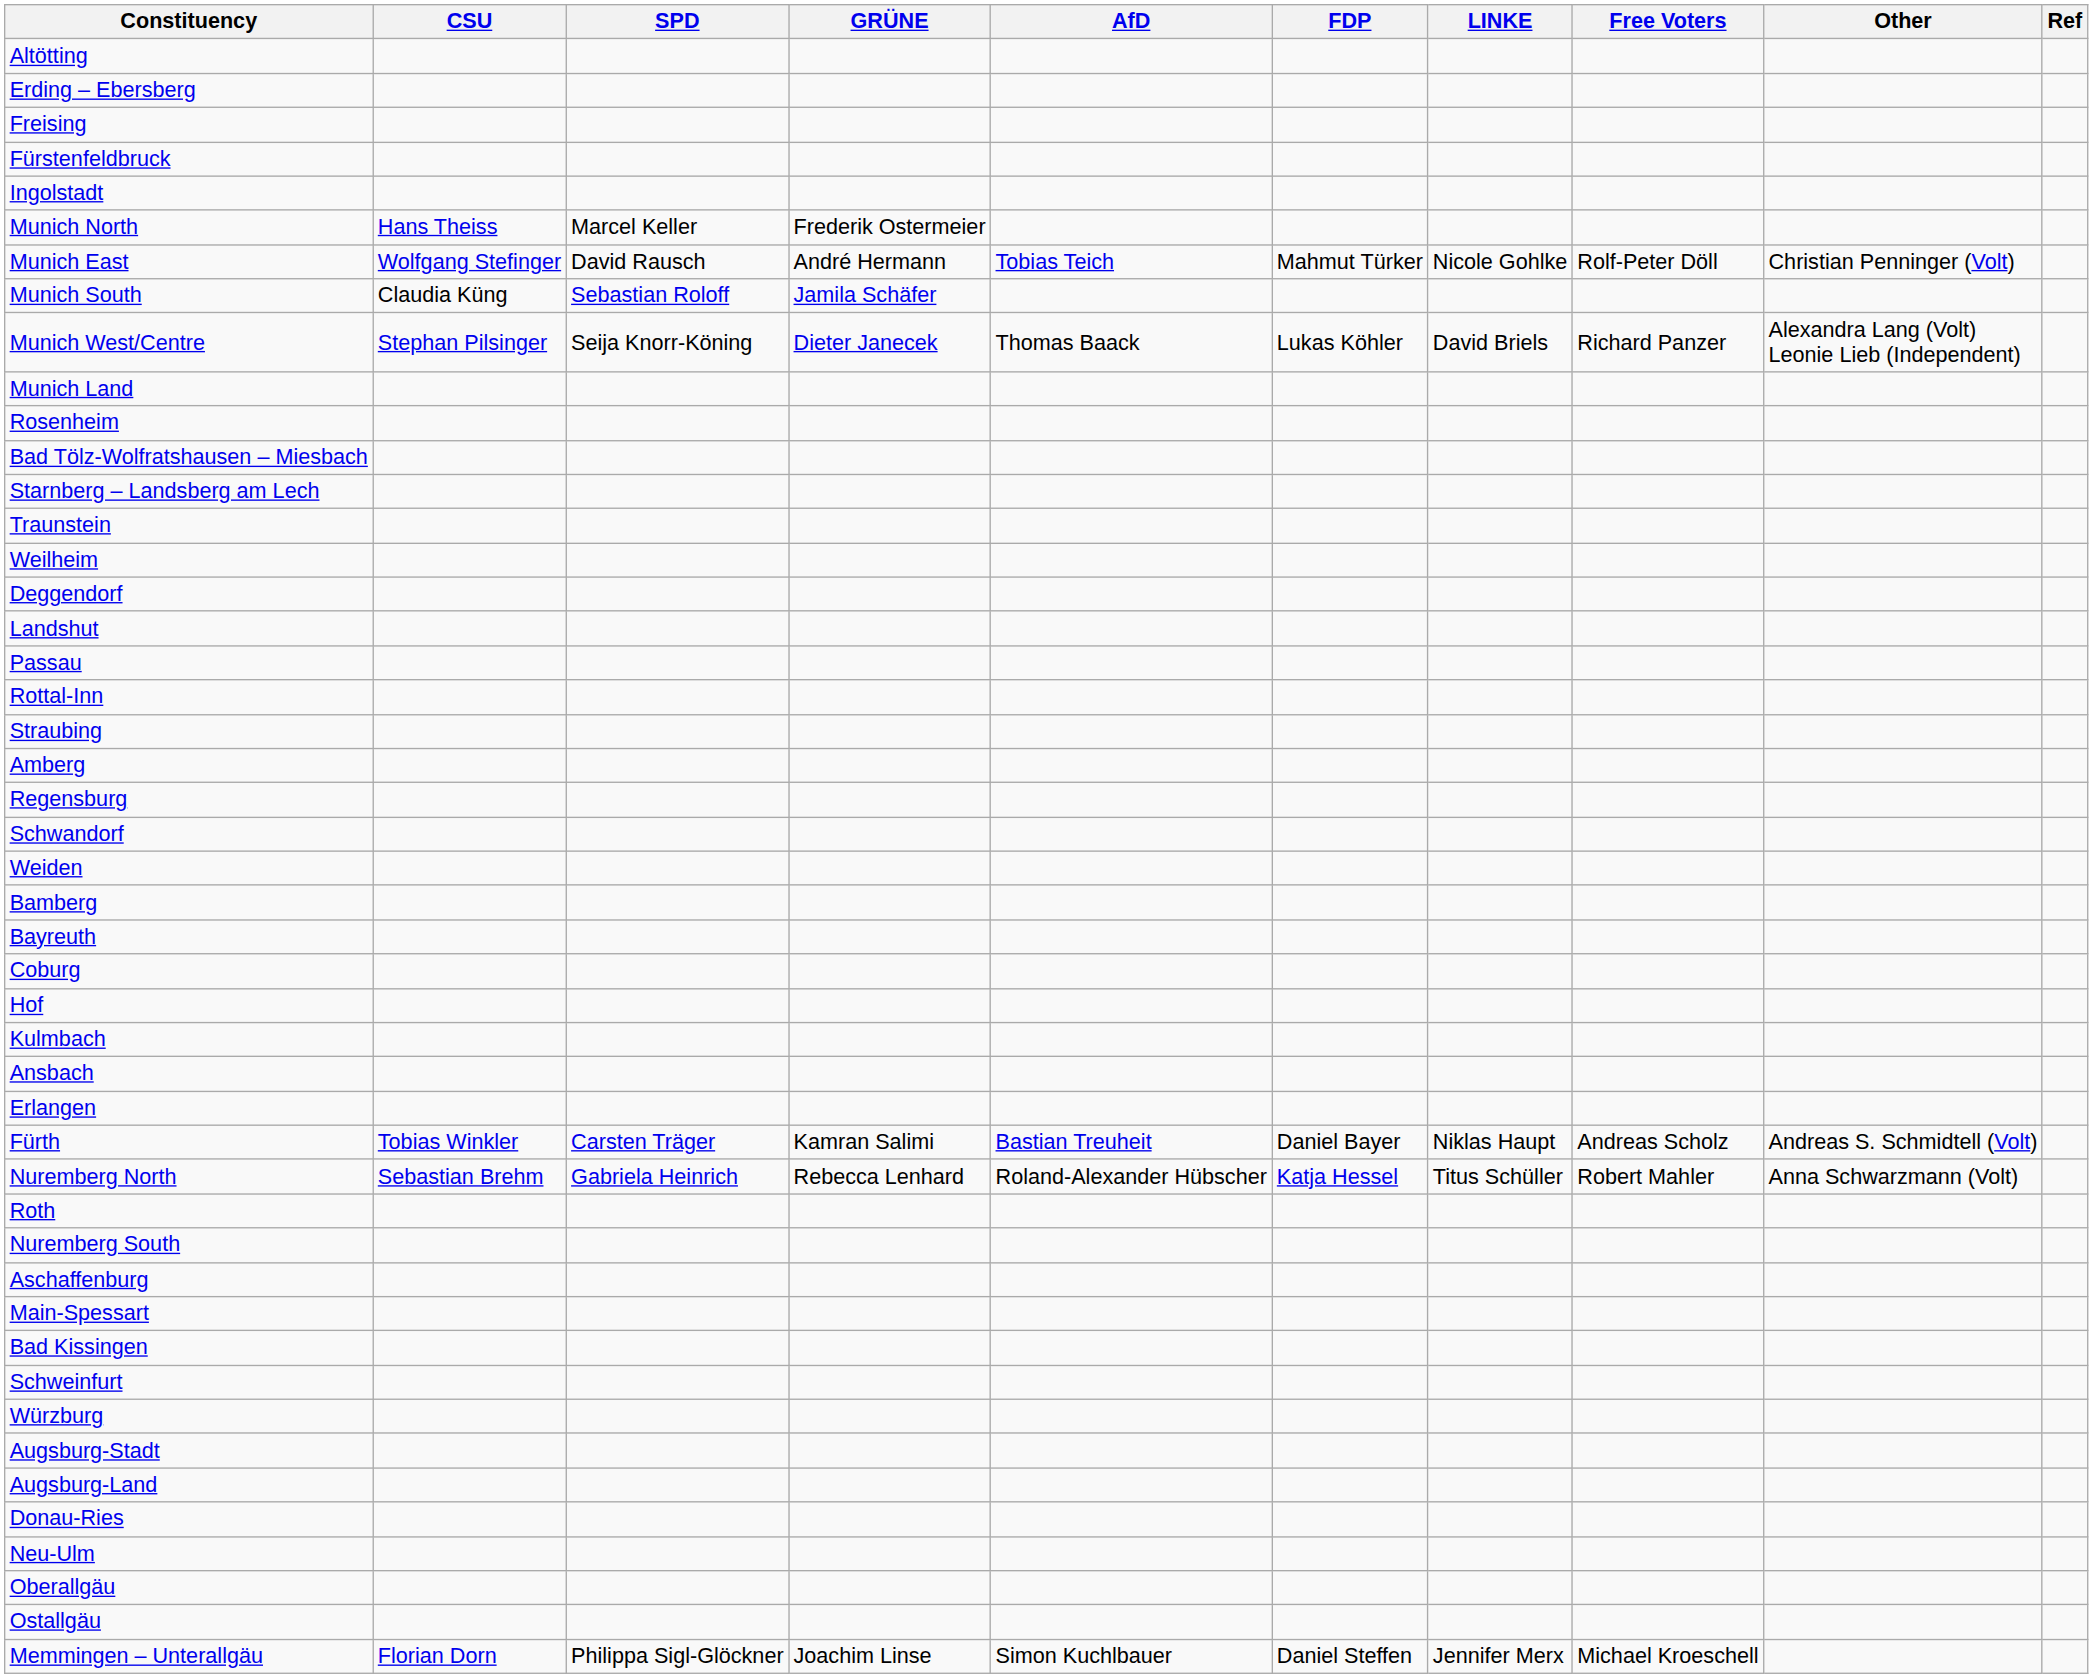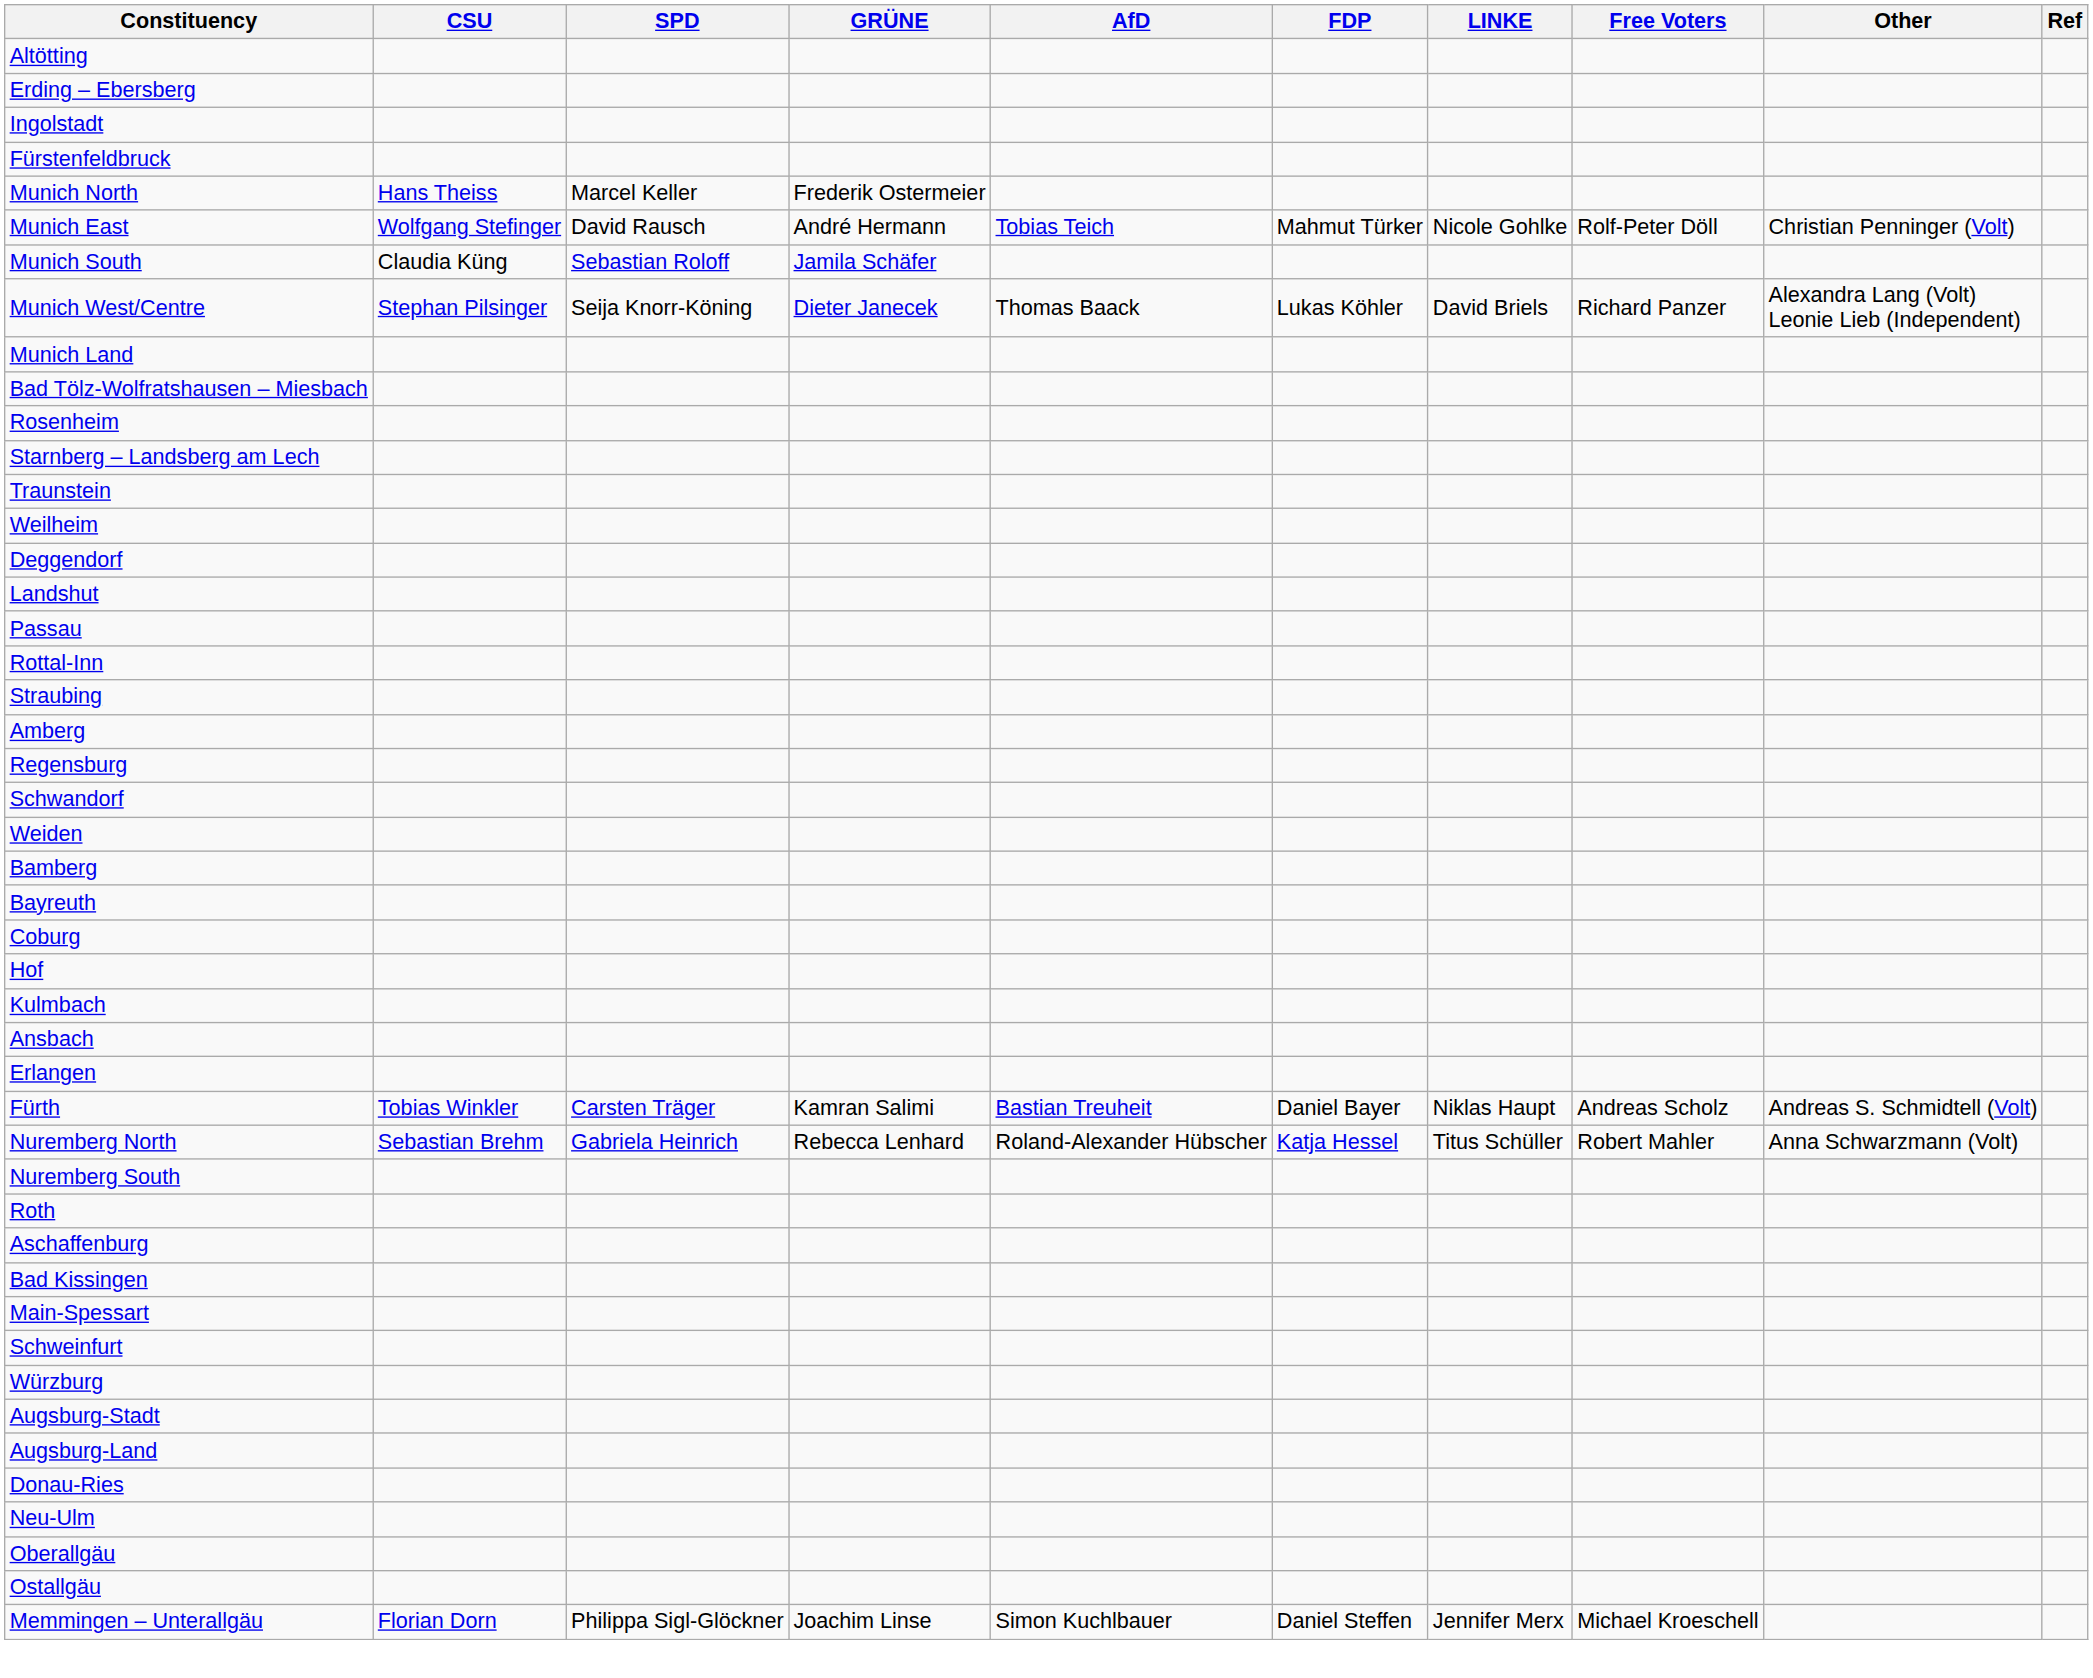- row: (48, 124)
rows swapped: (90, 158) <-> (56, 192)
rows swapped: (64, 422) <-> (189, 457)
rows swapped: (95, 1244) <-> (32, 1210)
rows swapped: (79, 1347) <-> (79, 1313)
